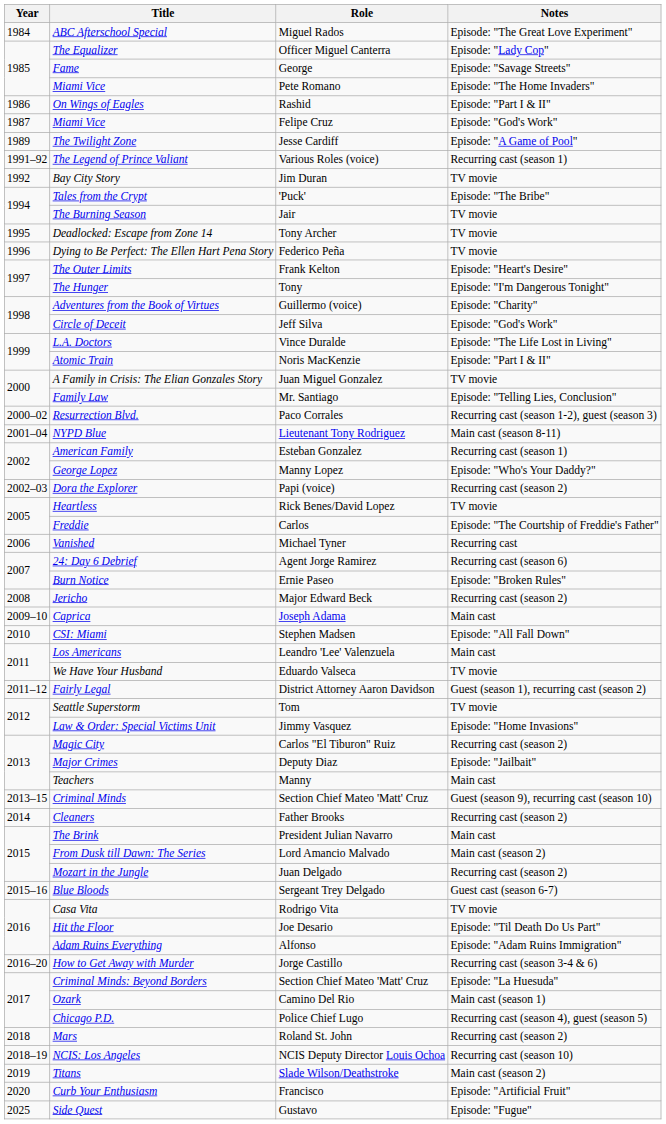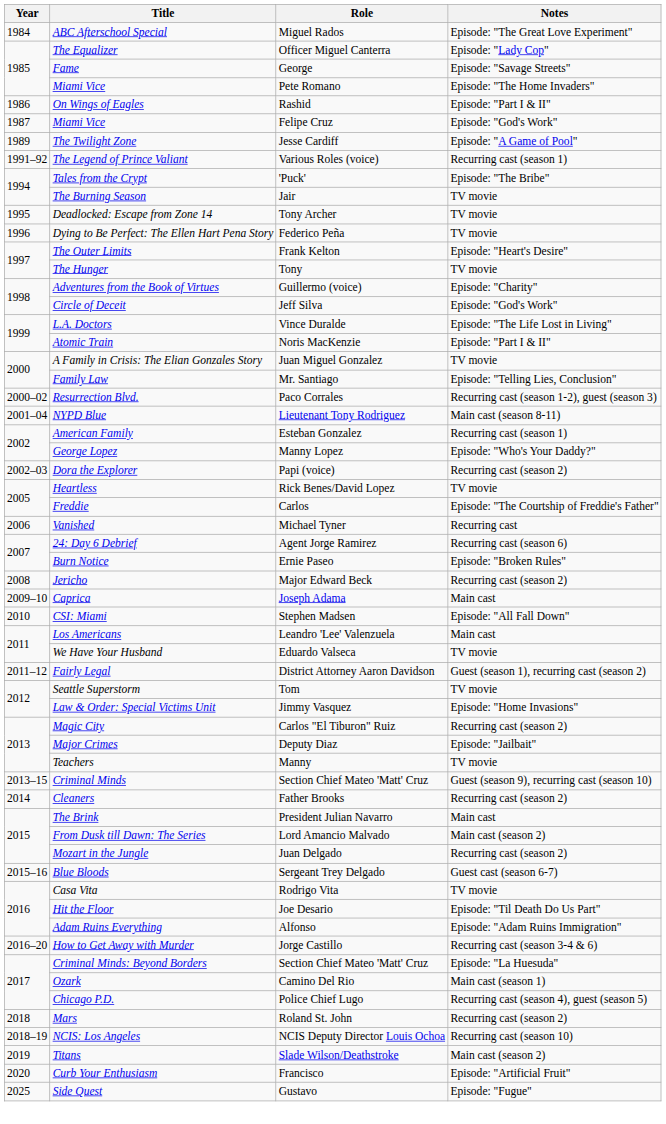- row: (86, 178)
(530, 287) Episode: "I'm Dangerous Tonight" -> (474, 269) TV movie
(473, 780) Main cast -> (474, 762) TV movie
